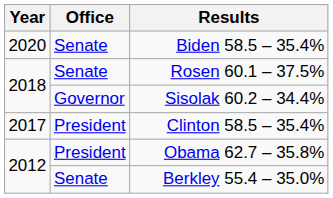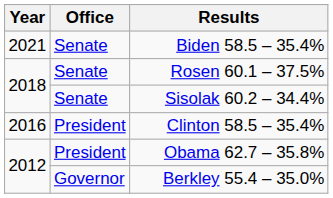(27, 44) 2020 -> (27, 44) 2021
(89, 98) Governor -> (81, 98) Senate
(27, 125) 2017 -> (27, 125) 2016
(81, 179) Senate -> (89, 179) Governor
